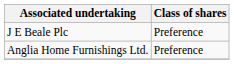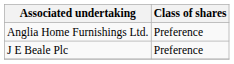rows swapped: (38, 31) <-> (78, 50)
